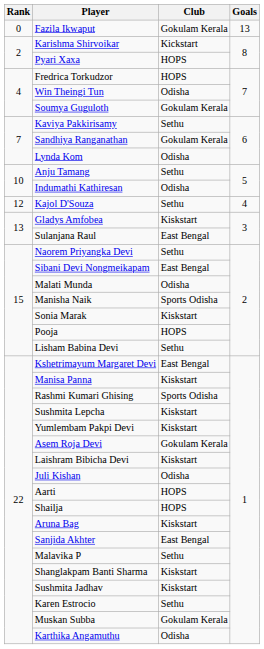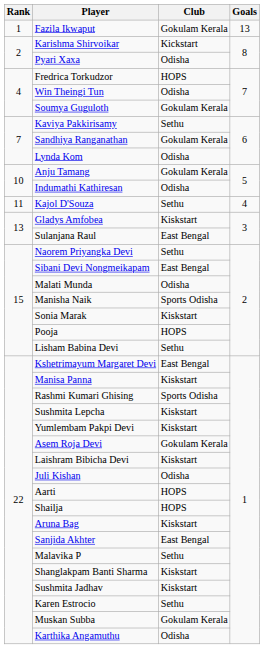(18, 28) 0 -> (18, 28) 1
(174, 60) HOPS -> (175, 60) Odisha
(172, 172) Sethu -> (194, 172) Gokulam Kerala
(18, 204) 12 -> (18, 204) 11
